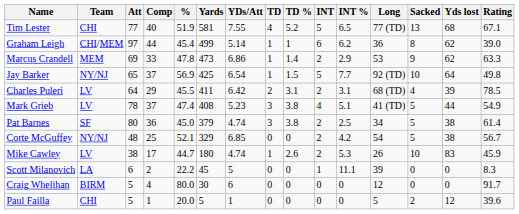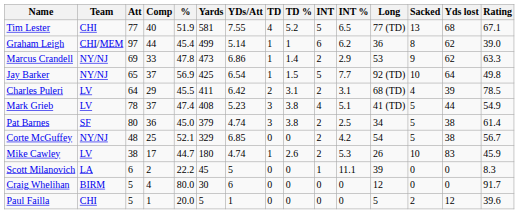(92, 59) MEM -> (94, 59) NY/NJ
